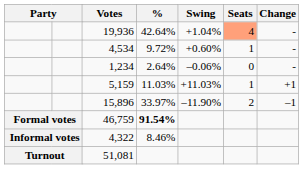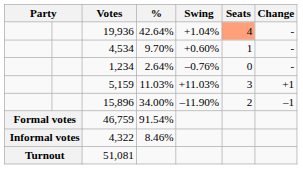(161, 48) 9.72% -> (159, 48) 9.70%
(204, 66) –0.06% -> (202, 66) –0.76%
(251, 84) 1 -> (250, 84) 3
(158, 102) 33.97% -> (156, 102) 34.00%
(157, 119) bold -> (156, 119) normal
